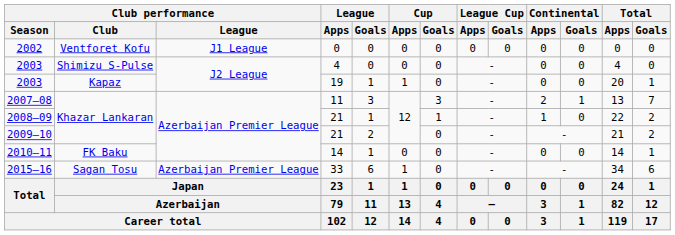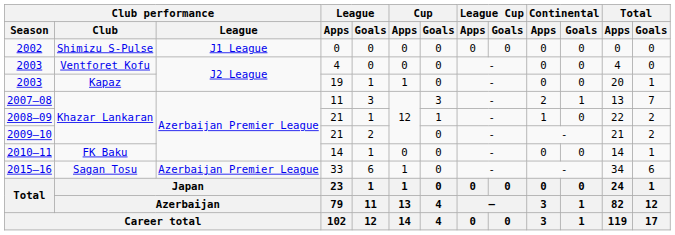(105, 48) Ventforet Kofu -> (105, 48) Shimizu S-Pulse
(105, 65) Shimizu S-Pulse -> (105, 65) Ventforet Kofu
